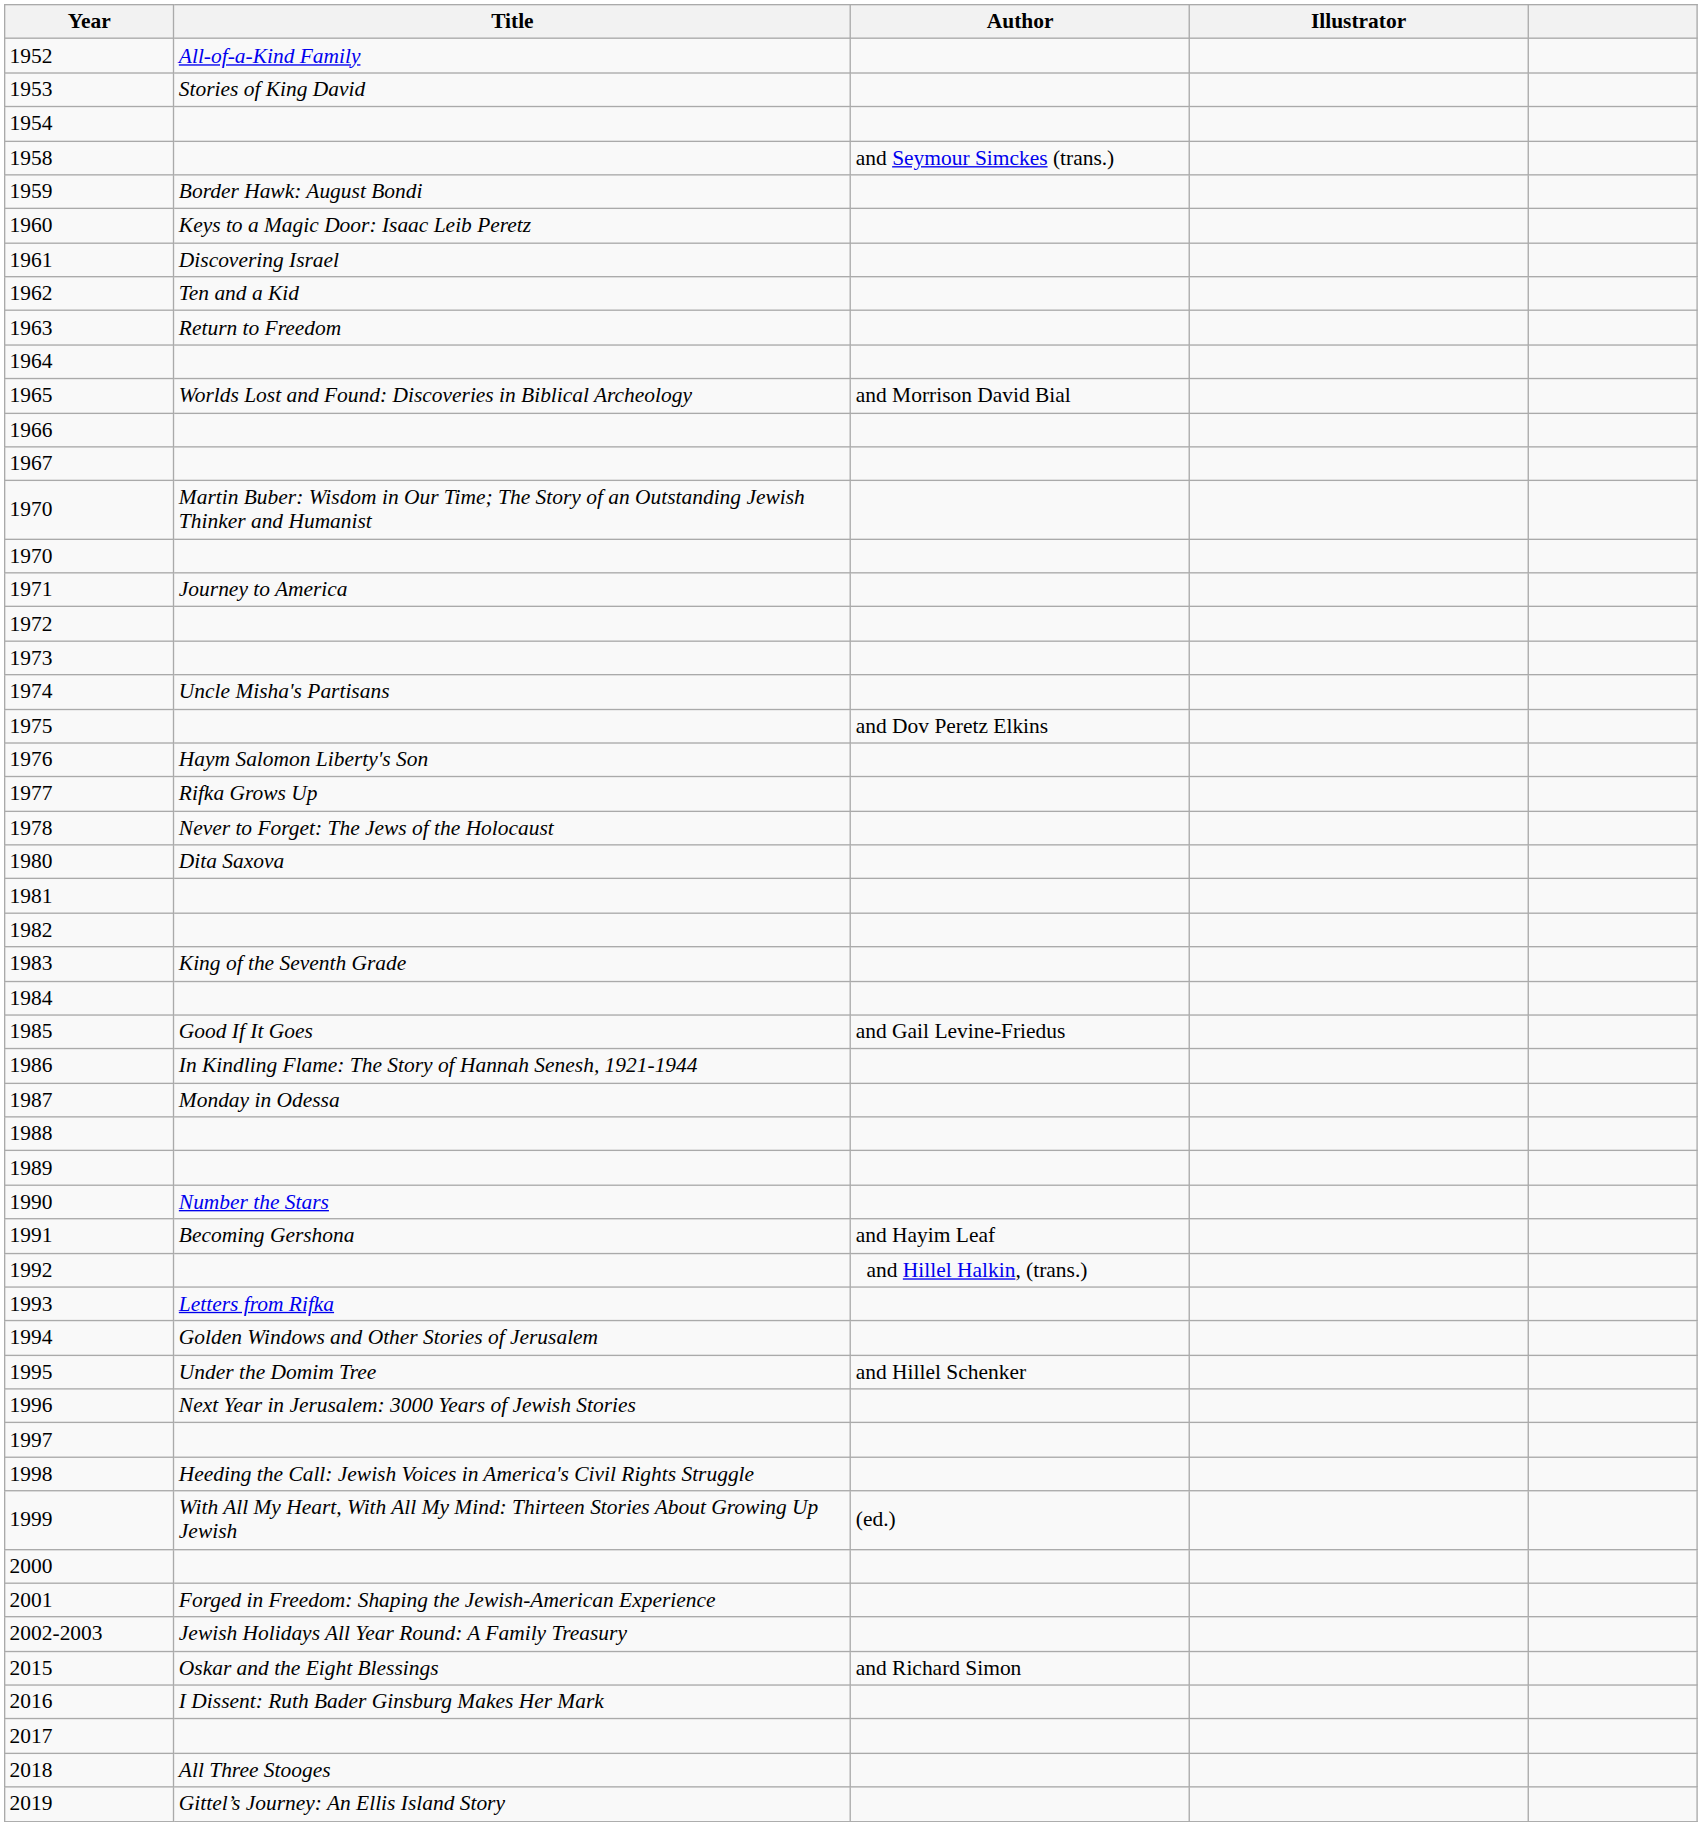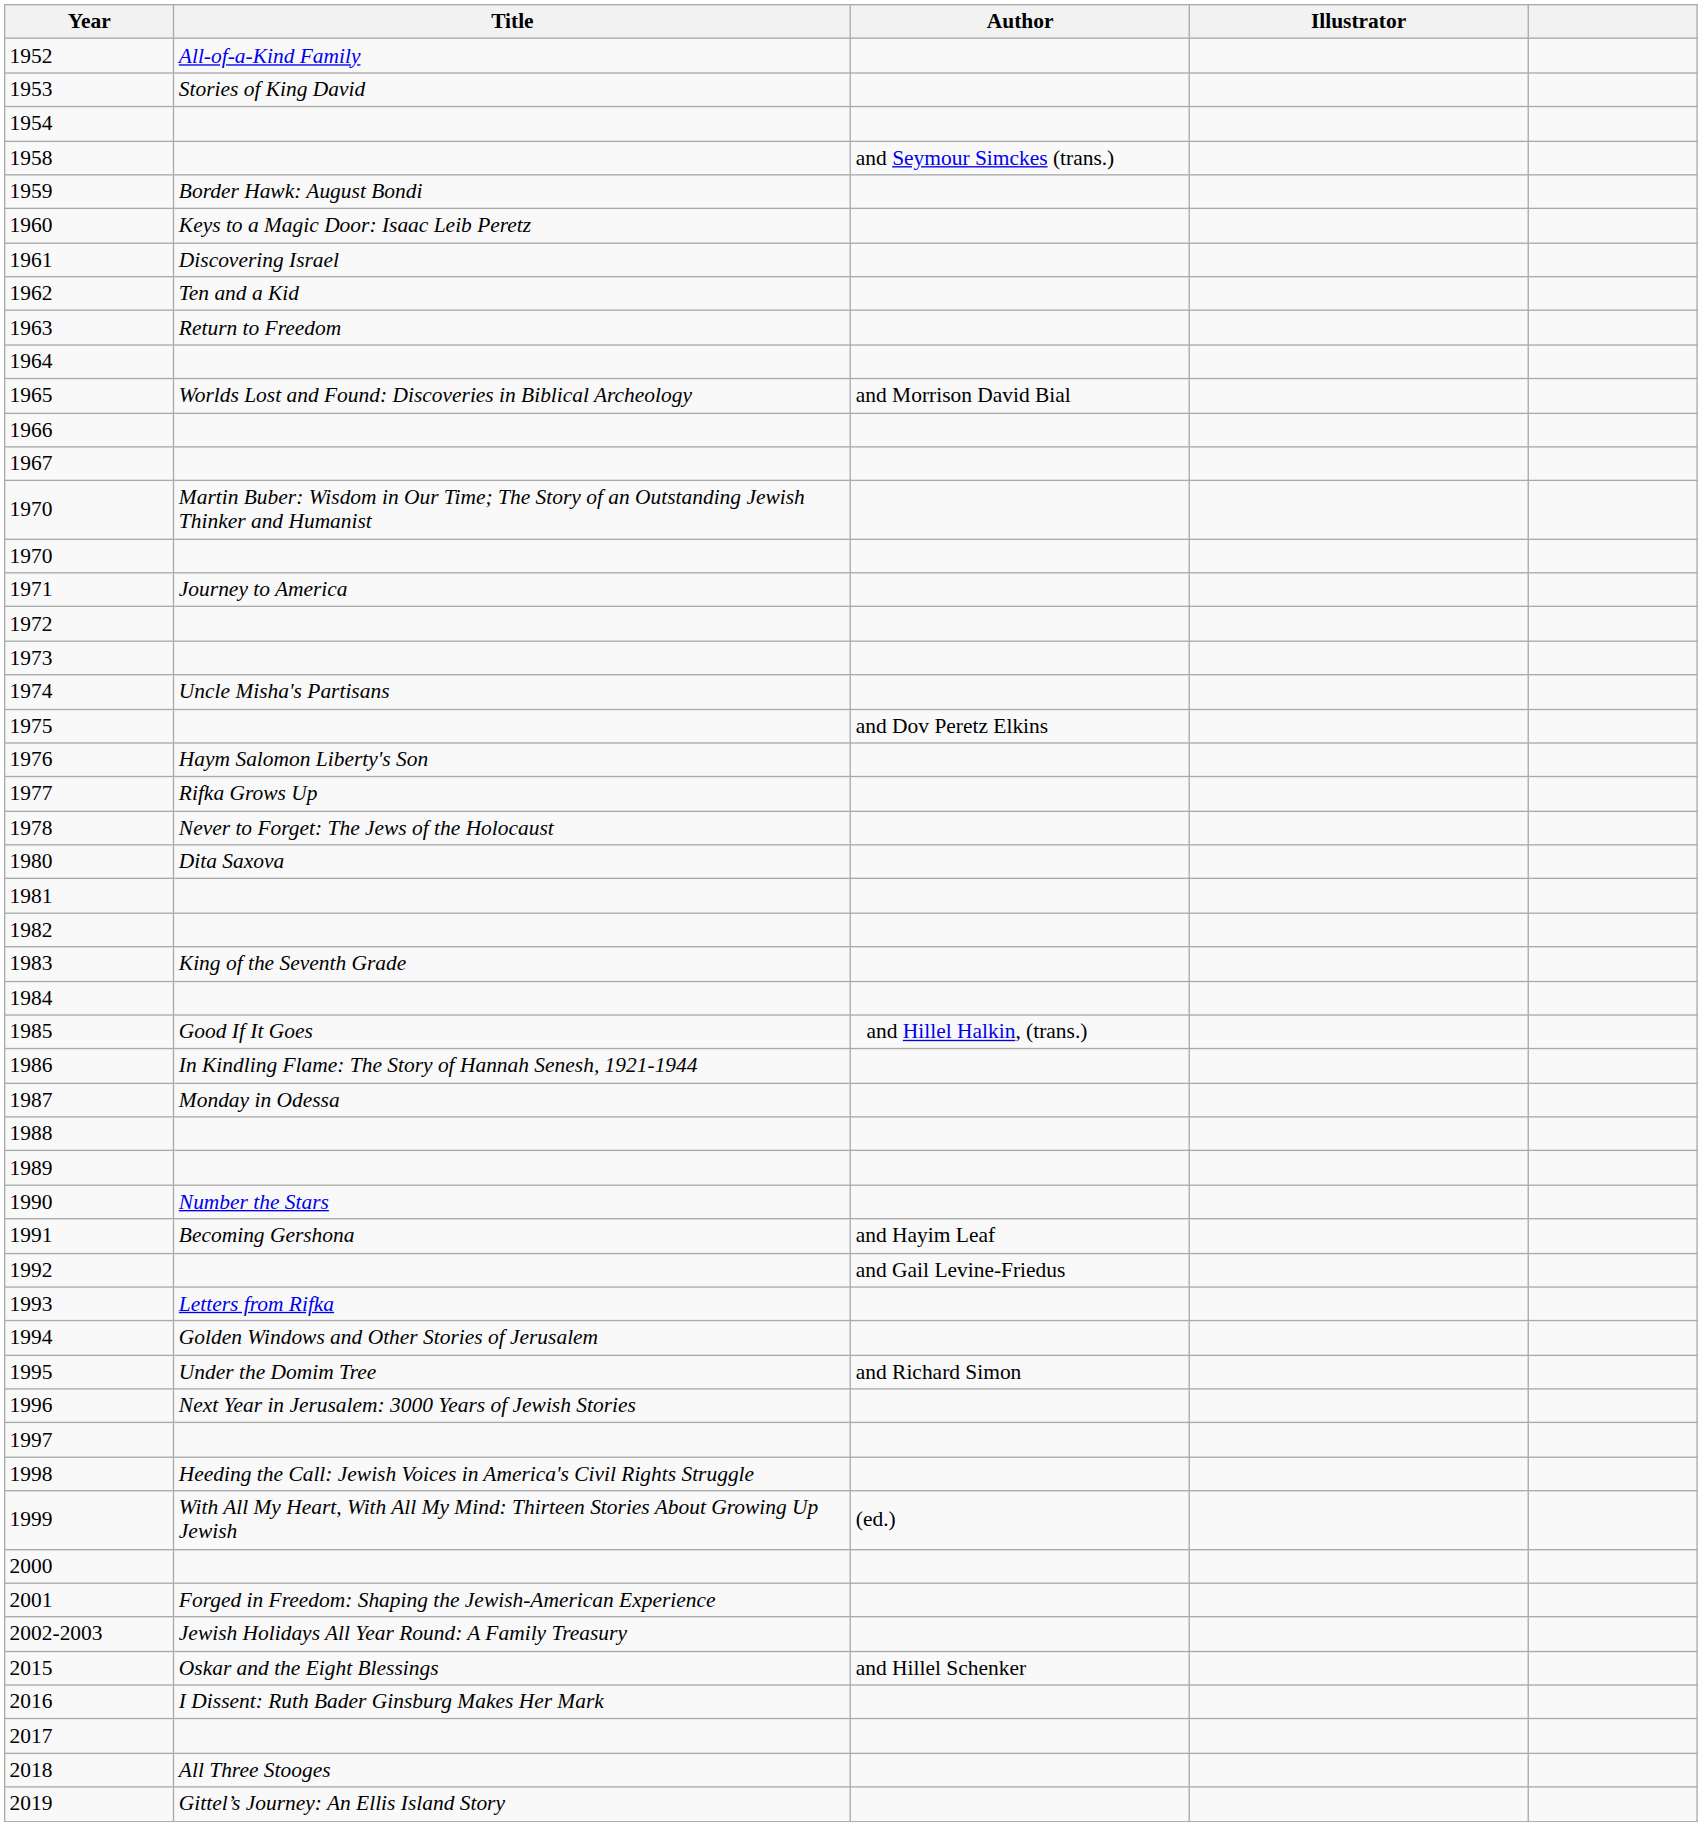(961, 1031) and Gail Levine-Friedus -> (972, 1031) and Hillel Halkin, (trans.)
(972, 1269) and Hillel Halkin, (trans.) -> (961, 1269) and Gail Levine-Friedus
(941, 1371) and Hillel Schenker -> (939, 1371) and Richard Simon
(939, 1667) and Richard Simon -> (941, 1667) and Hillel Schenker
